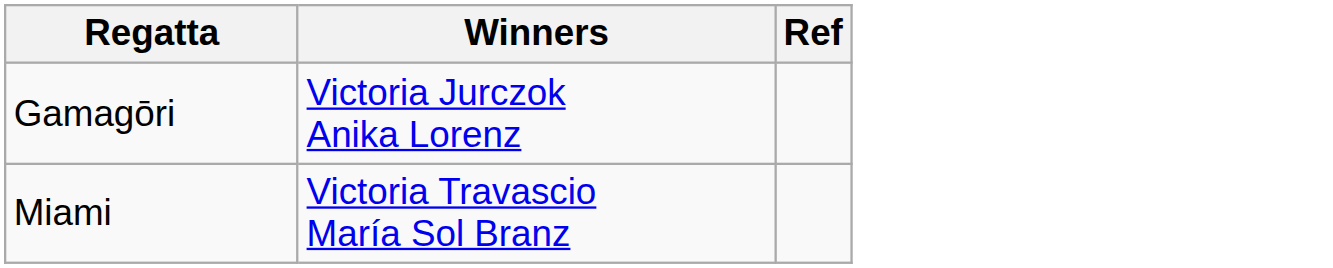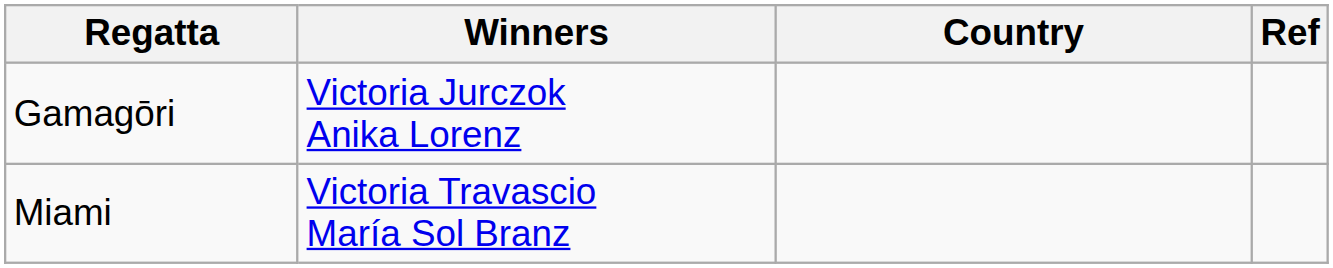+ column: (1014, 33)
